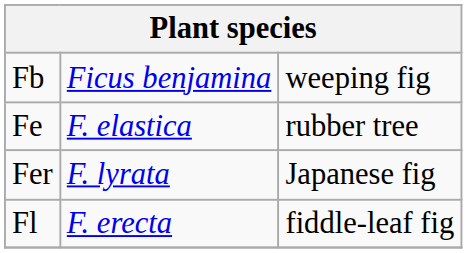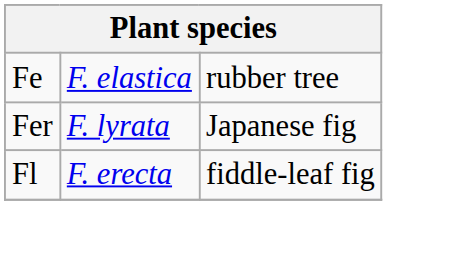- row: (28, 77)
